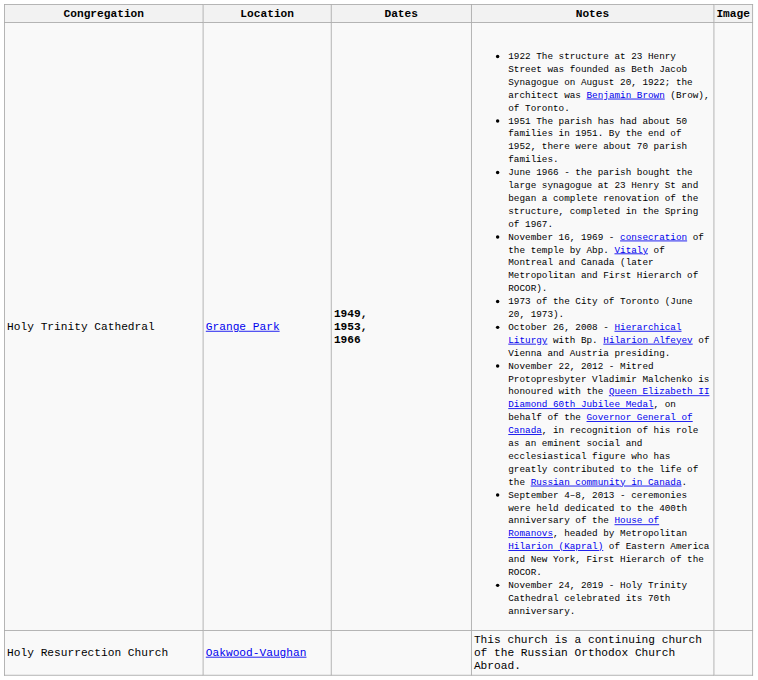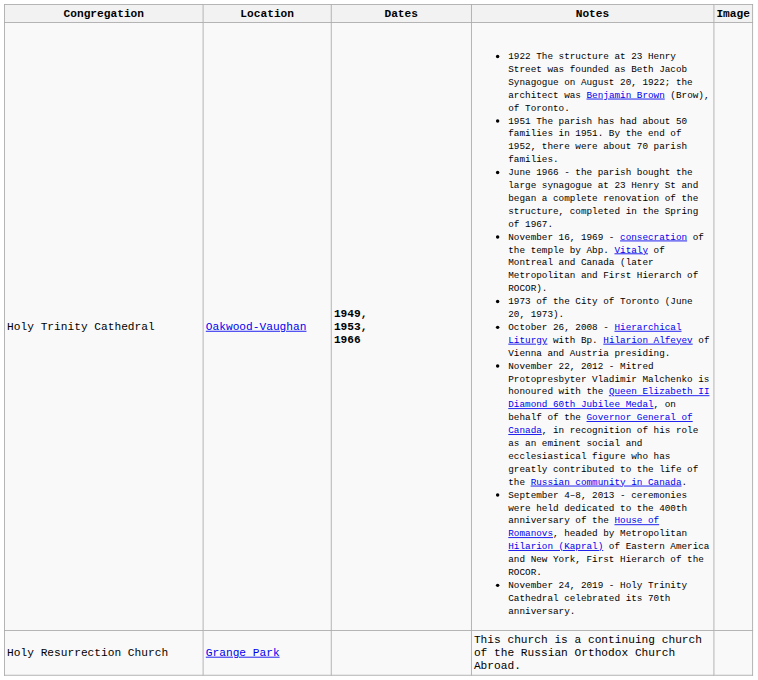(243, 327) Grange Park -> (256, 327) Oakwood-Vaughan
(256, 653) Oakwood-Vaughan -> (243, 653) Grange Park
